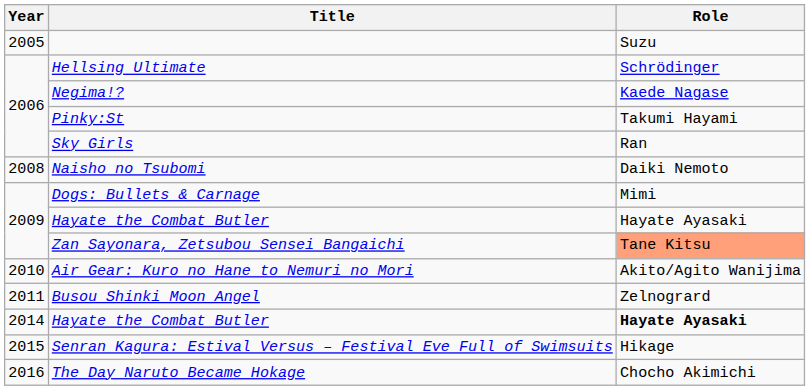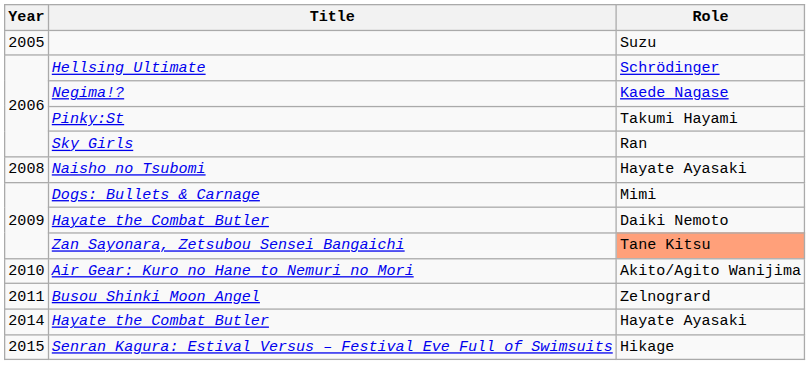(674, 169) Daiki Nemoto -> (683, 169) Hayate Ayasaki
(683, 220) Hayate Ayasaki -> (674, 220) Daiki Nemoto
(683, 321) bold -> (683, 321) normal
- row: (26, 372)
